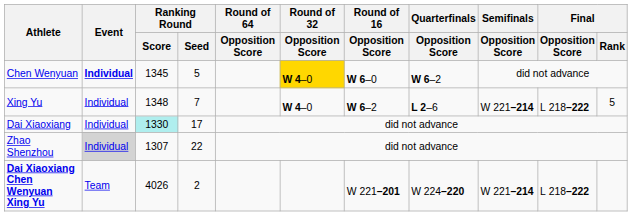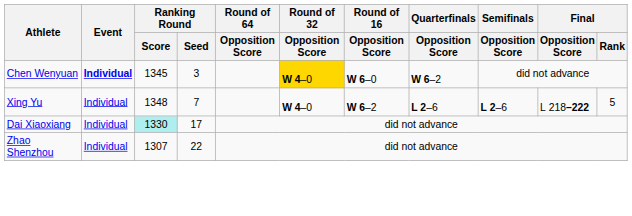(197, 75) 5 -> (196, 75) 3
(507, 108) W 221–214 -> (494, 108) L 2–6
(106, 147) lightgrey background -> (106, 147) no background
- row: (41, 186)
